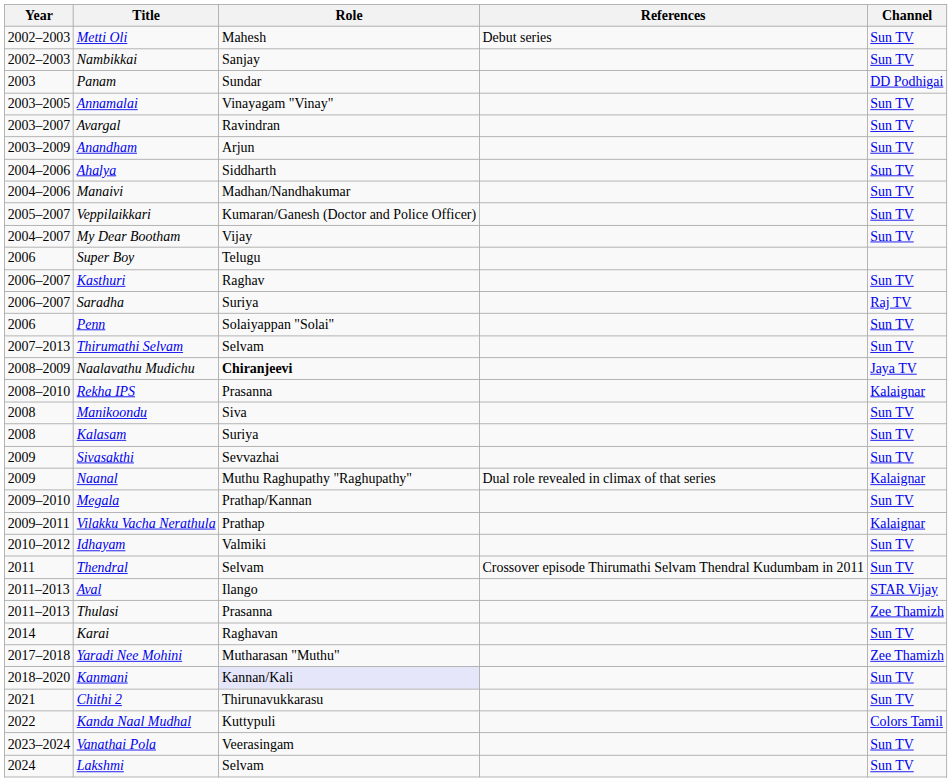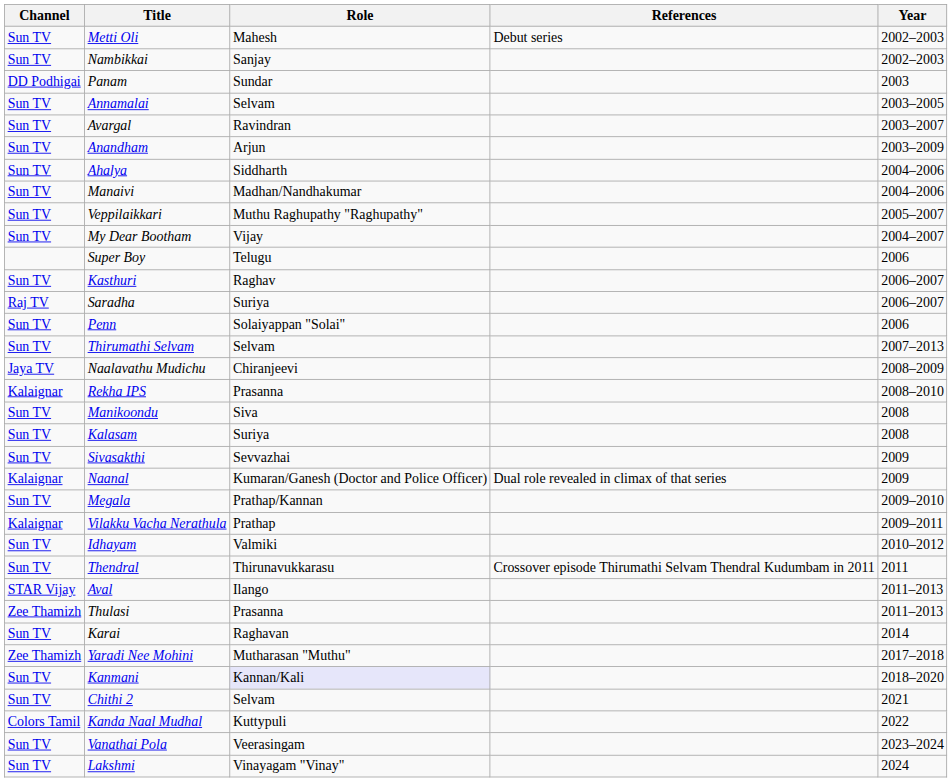columns swapped: (39, 15) <-> (907, 15)
(278, 103) Vinayagam "Vinay" -> (254, 103) Selvam
(349, 214) Kumaran/Ganesh (Doctor and Police Officer) -> (328, 214) Muthu Raghupathy "Raghupathy"
(257, 368) bold -> (265, 368) normal
(317, 479) Muthu Raghupathy "Raghupathy" -> (360, 479) Kumaran/Ganesh (Doctor and Police Officer)
(243, 567) Selvam -> (284, 567) Thirunavukkarasu
(273, 699) Thirunavukkarasu -> (254, 699) Selvam
(243, 766) Selvam -> (289, 766) Vinayagam "Vinay"
